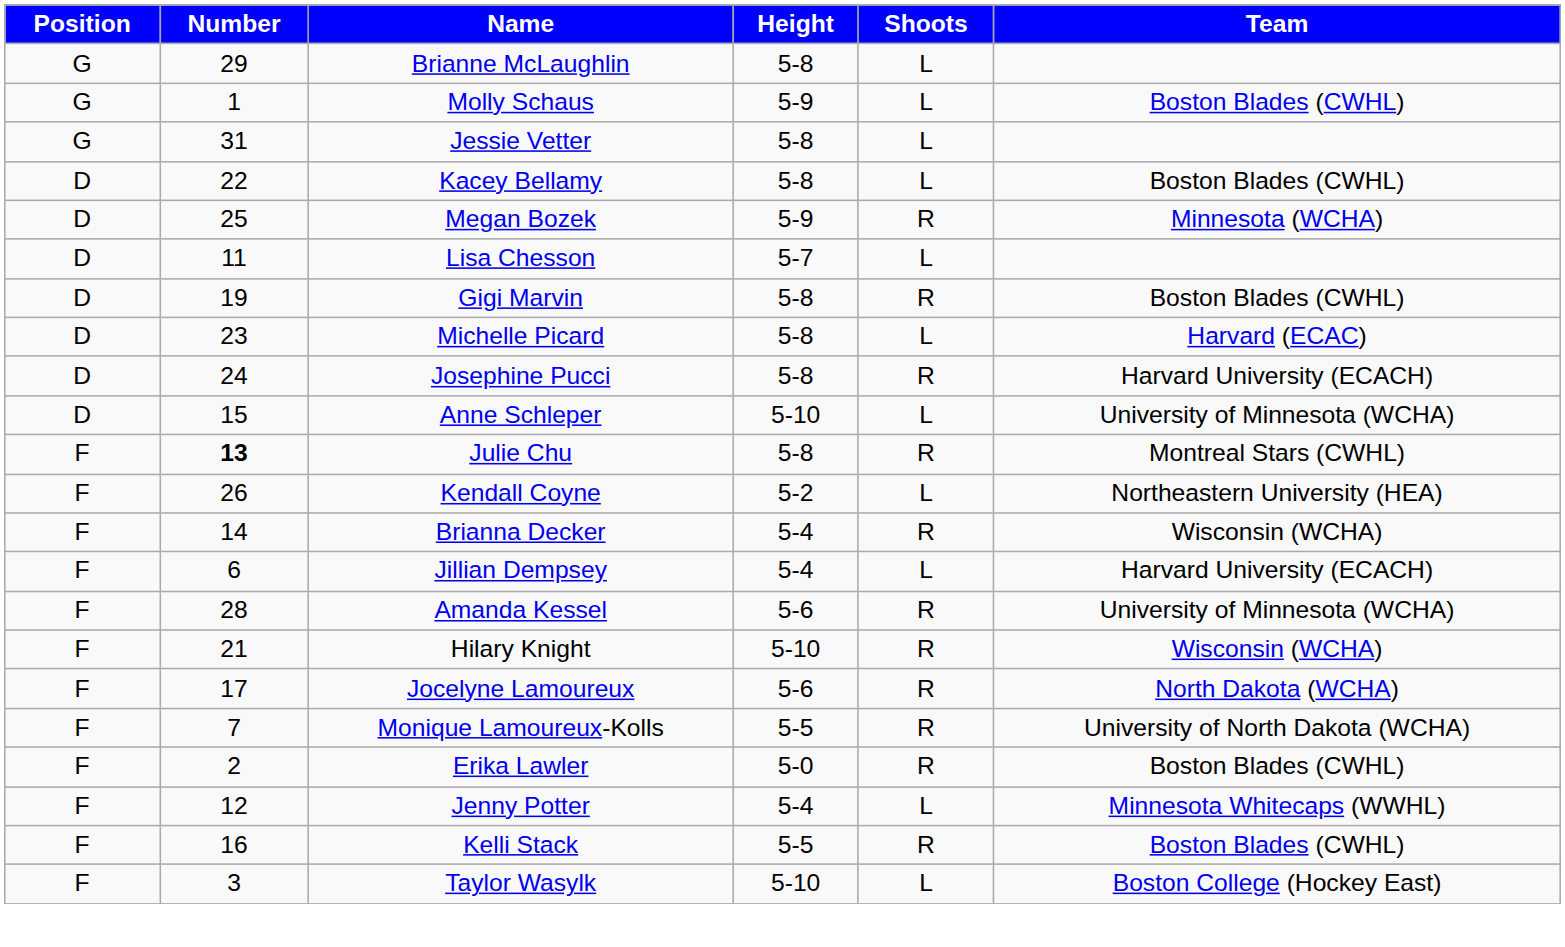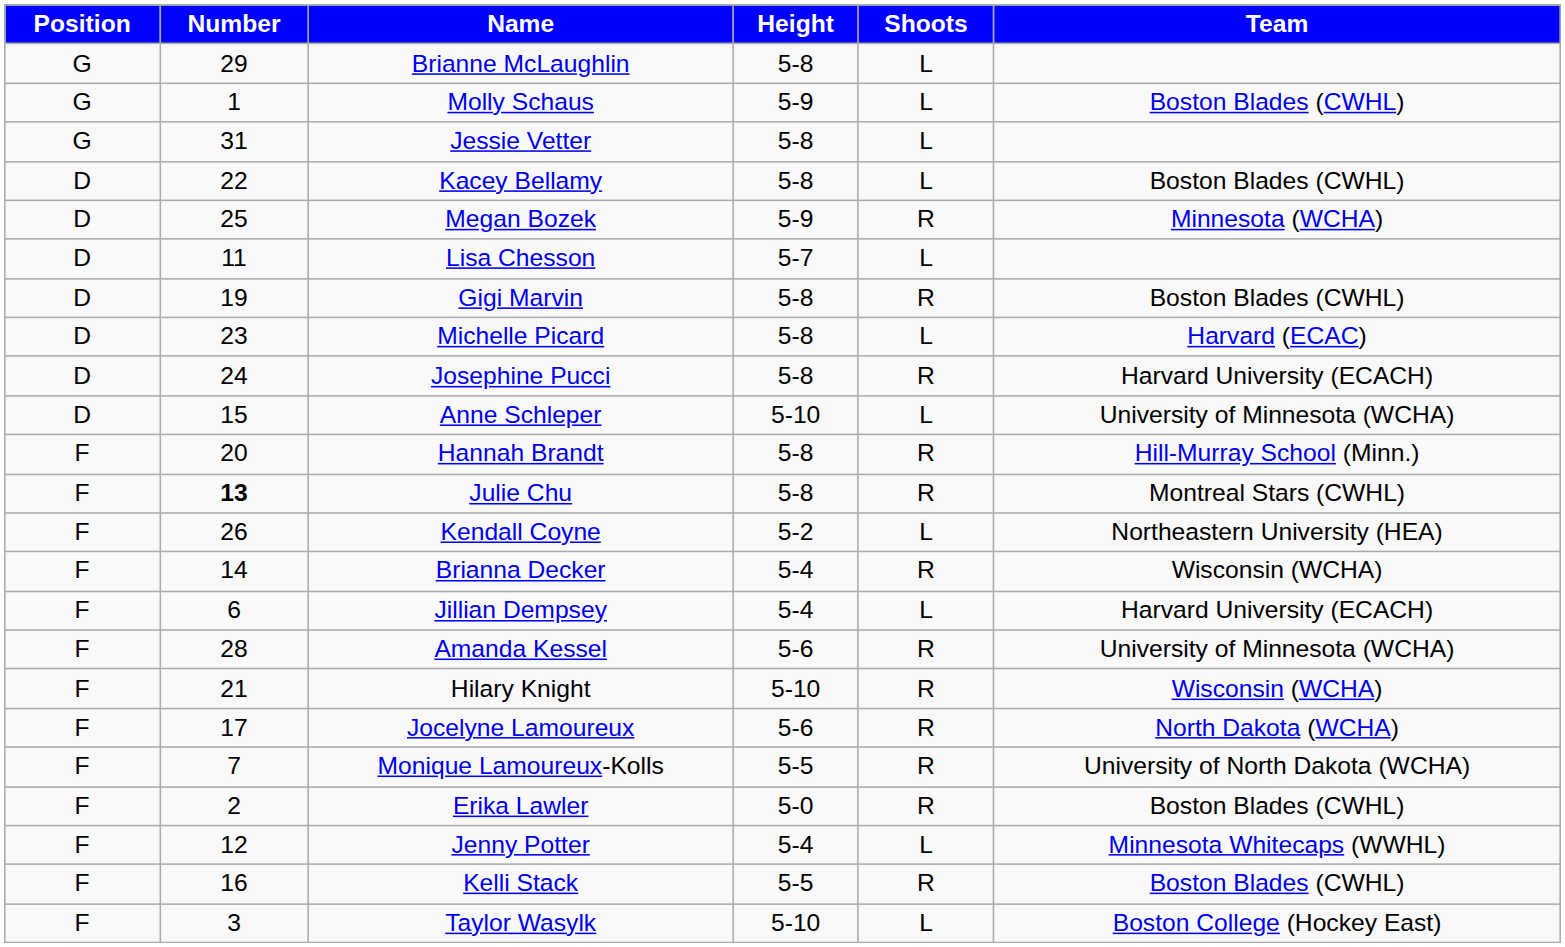+ row: (521, 453)
